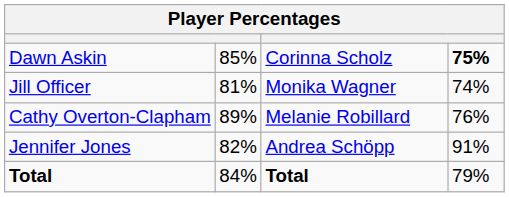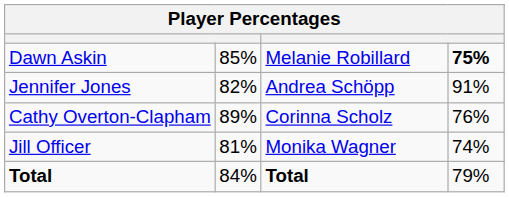(329, 57) Corinna Scholz -> (338, 57) Melanie Robillard
rows swapped: (50, 87) <-> (70, 146)
(338, 117) Melanie Robillard -> (329, 117) Corinna Scholz
